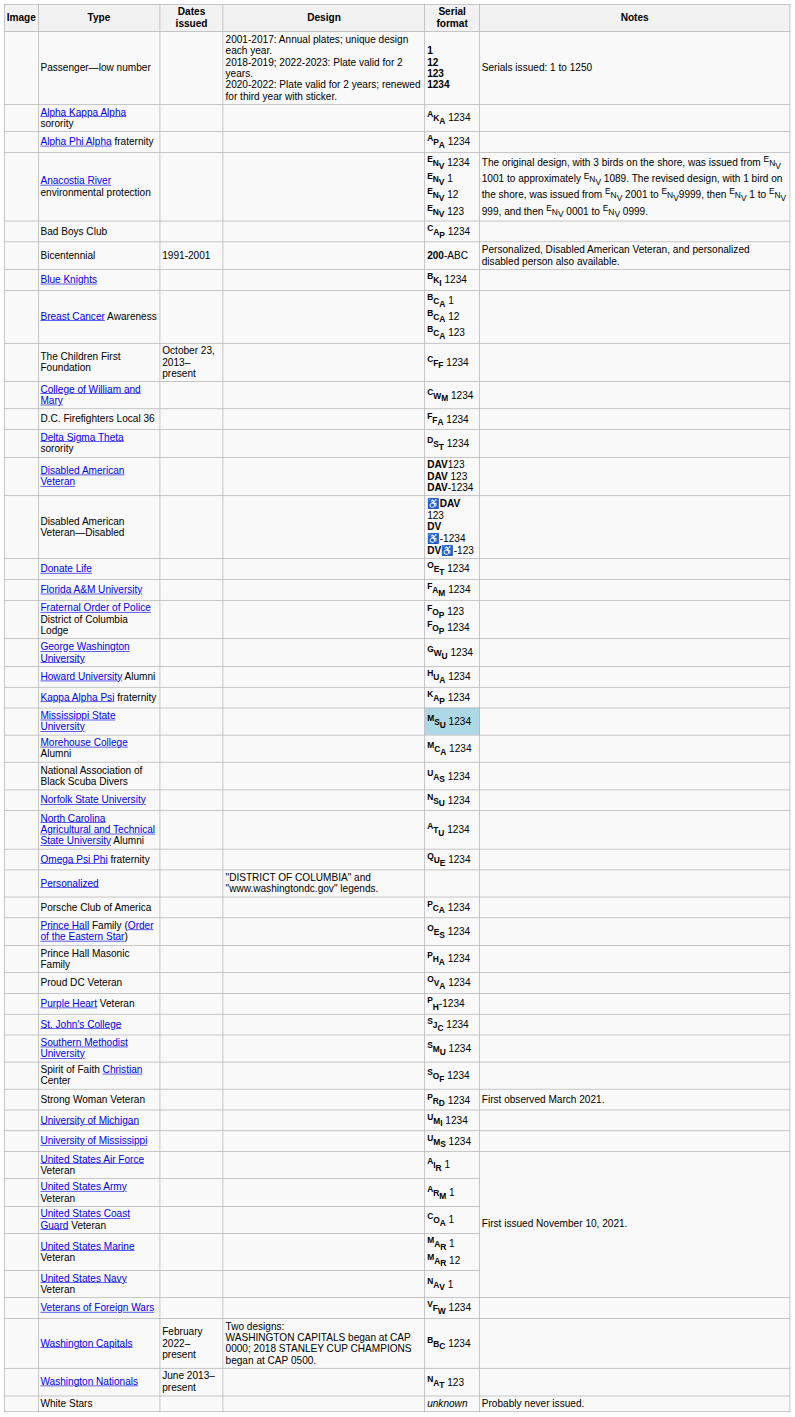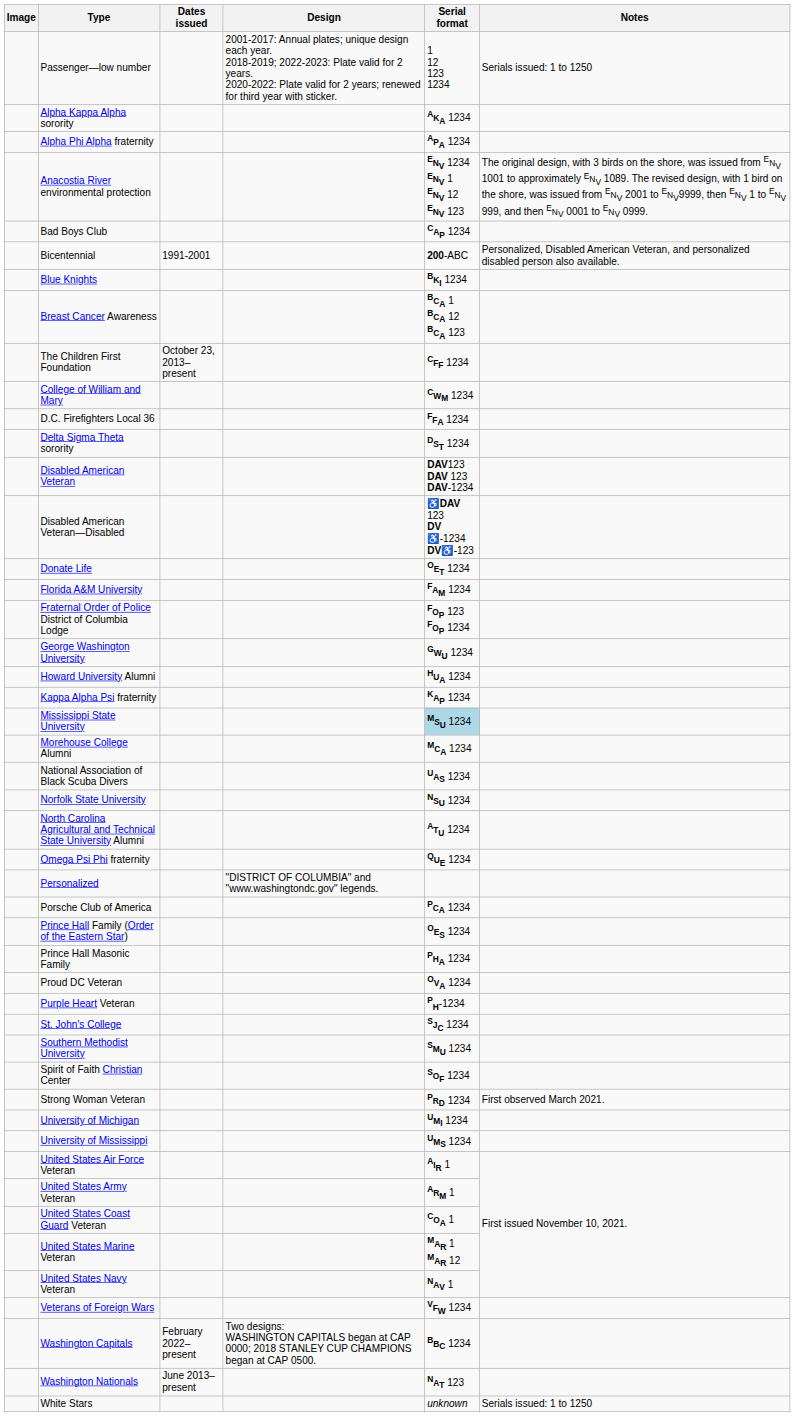(438, 68) bold -> (438, 68) normal
(533, 1403) Probably never issued. -> (537, 1403) Serials issued: 1 to 1250
